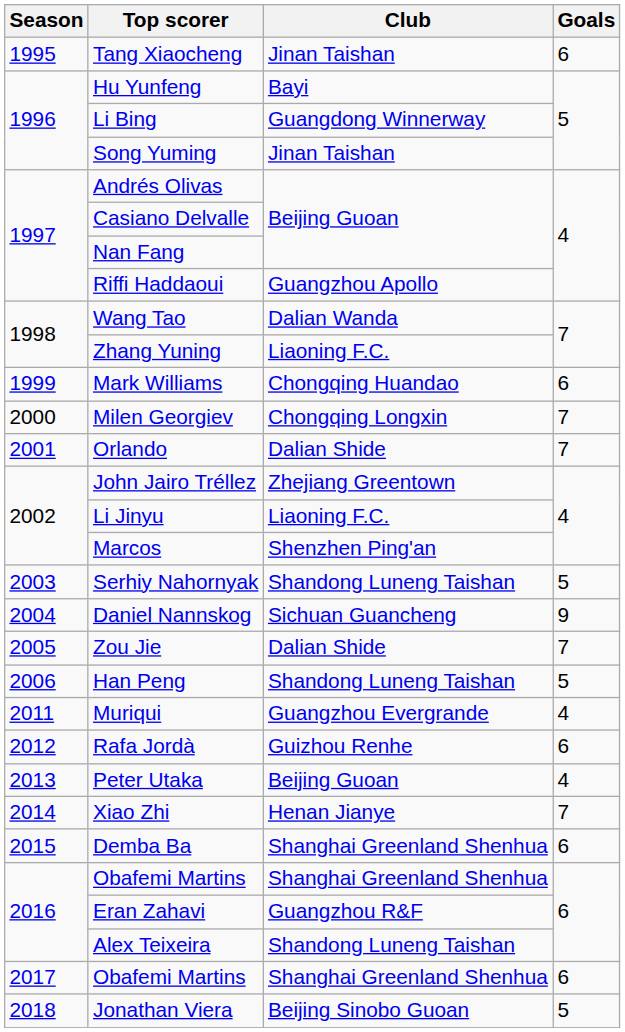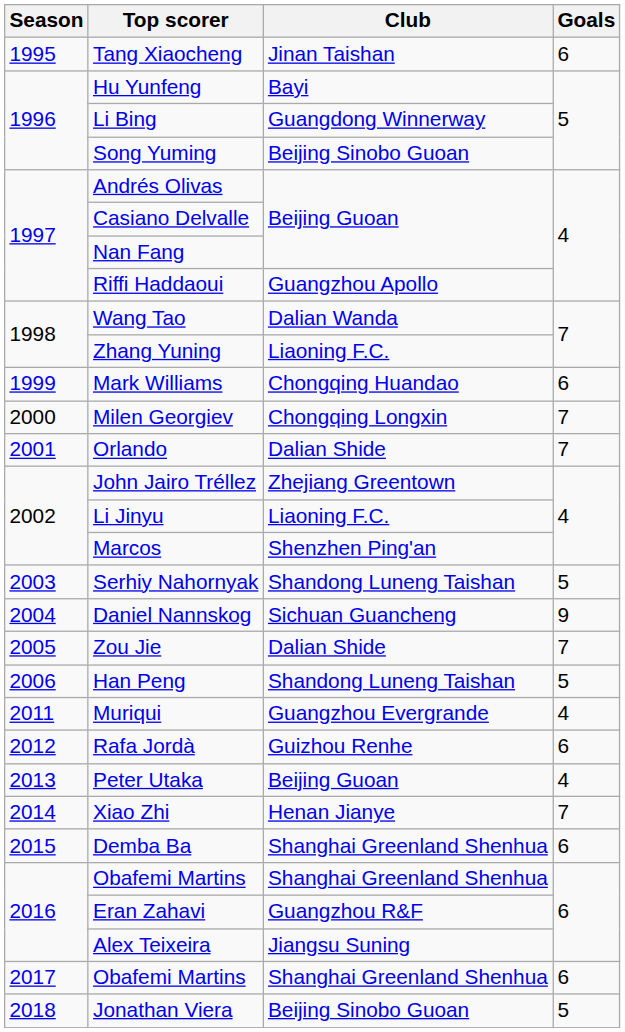(331, 152) Jinan Taishan -> (369, 152) Beijing Sinobo Guoan
(392, 944) Shandong Luneng Taishan -> (339, 944) Jiangsu Suning
